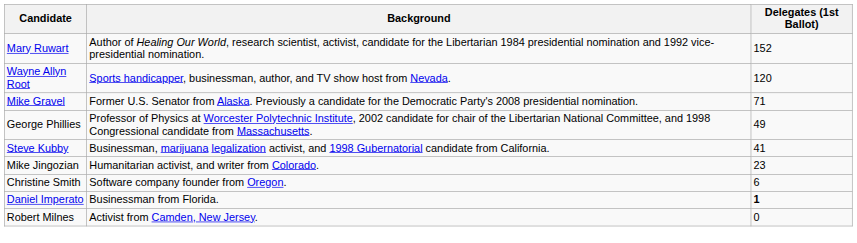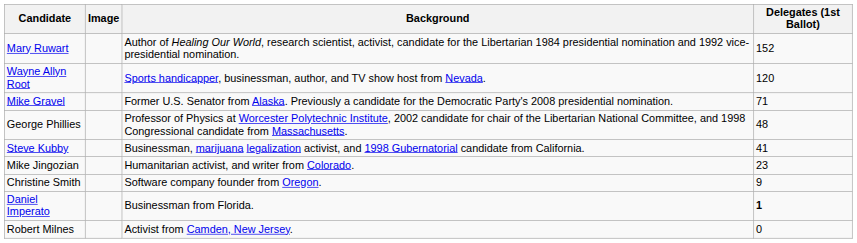+ column: (104, 19)
(760, 124) 49 -> (762, 124) 48
(757, 182) 6 -> (759, 182) 9
